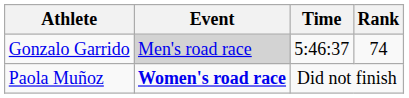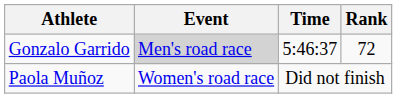(378, 49) 74 -> (367, 49) 72
(212, 78) bold -> (206, 78) normal
